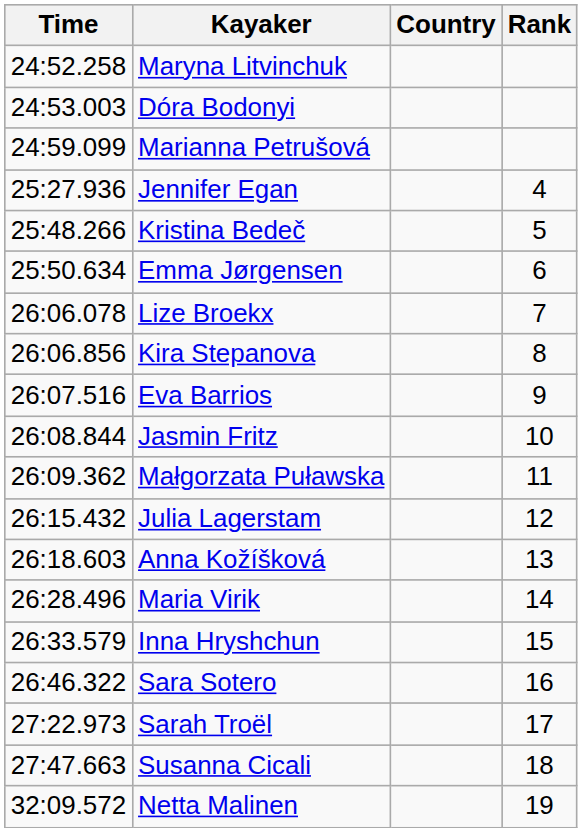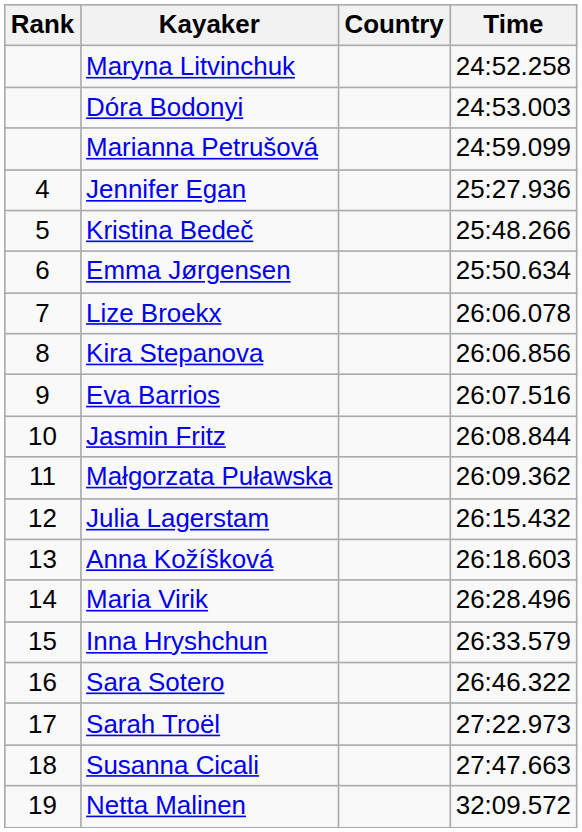columns swapped: (539, 25) <-> (68, 25)
